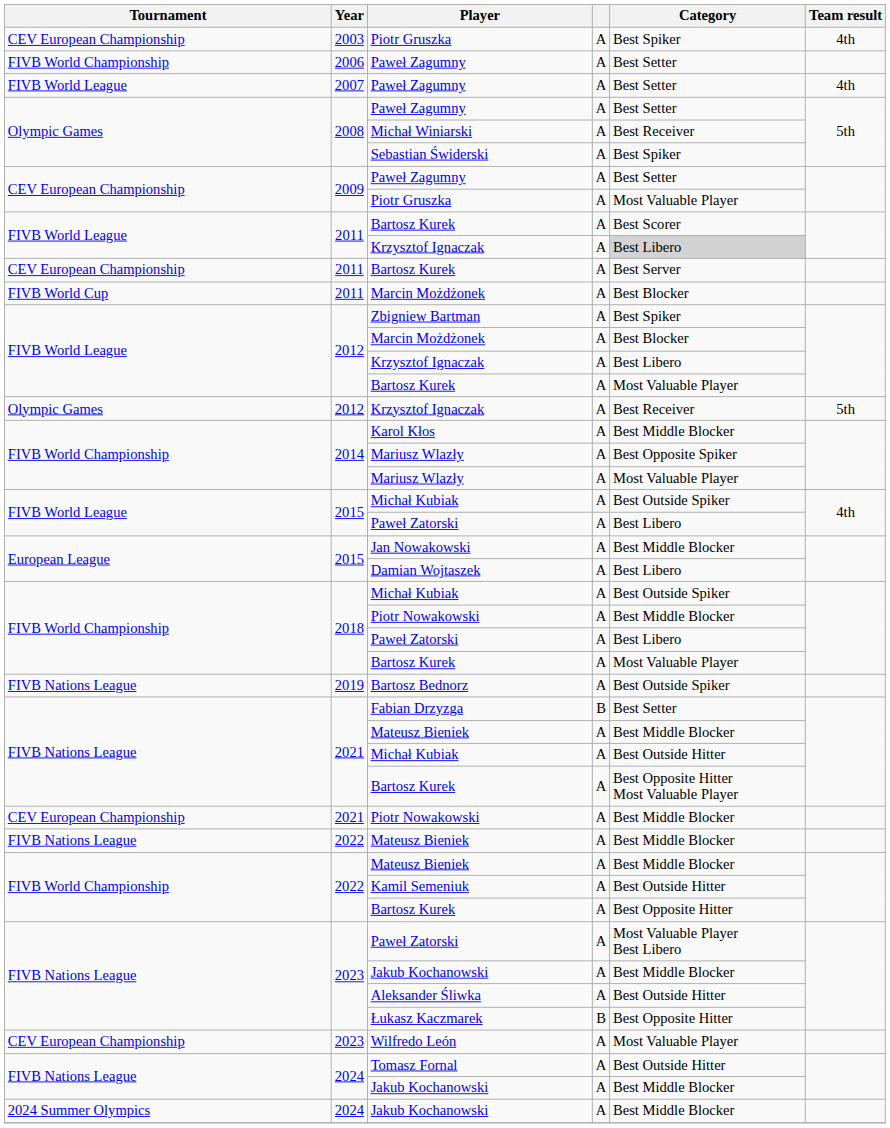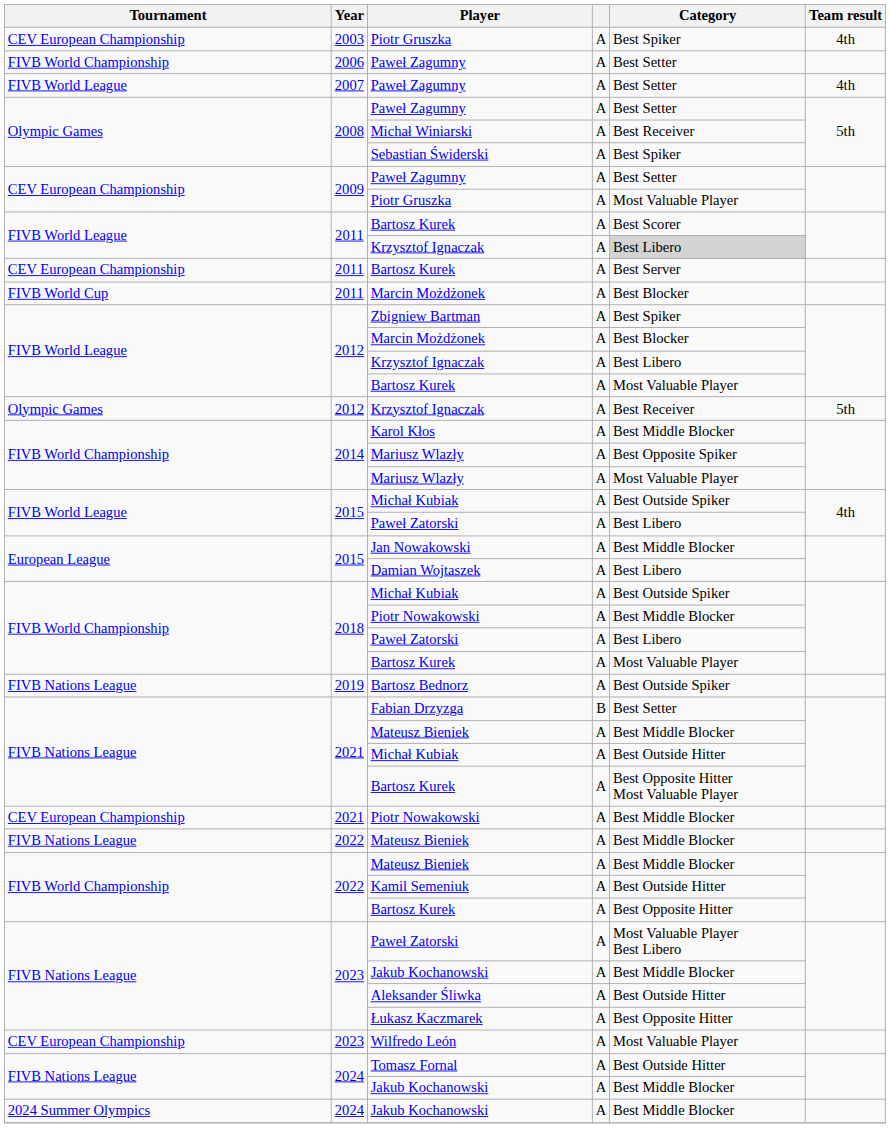(601, 1018) B -> (601, 1018) A
